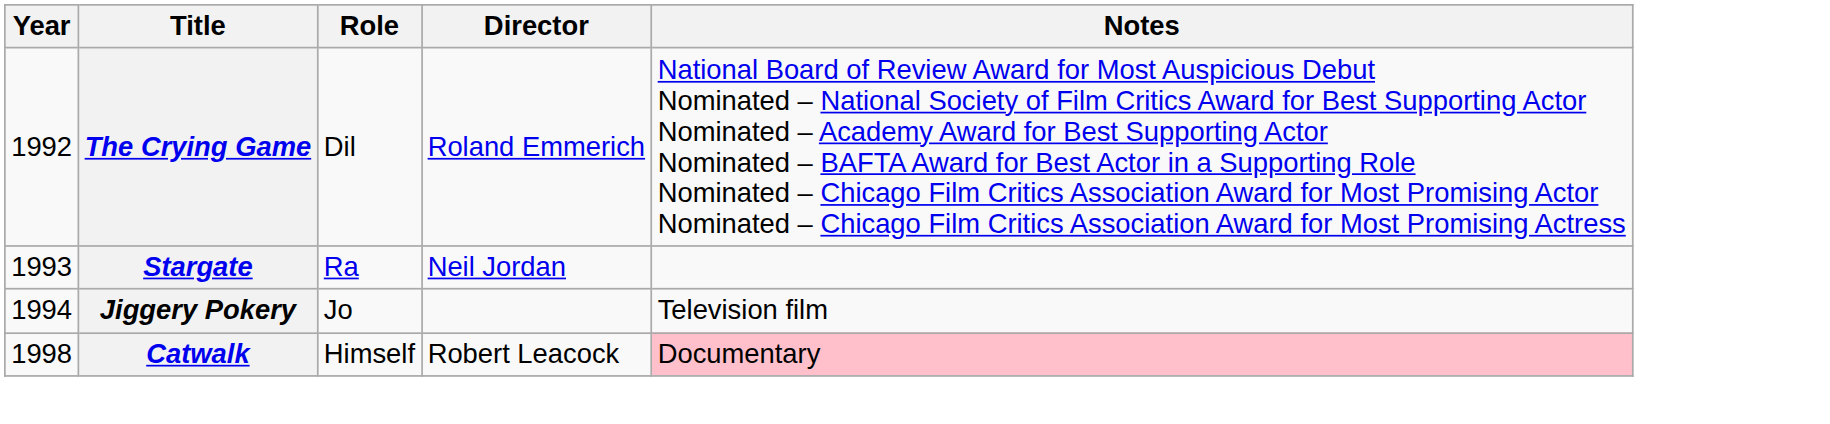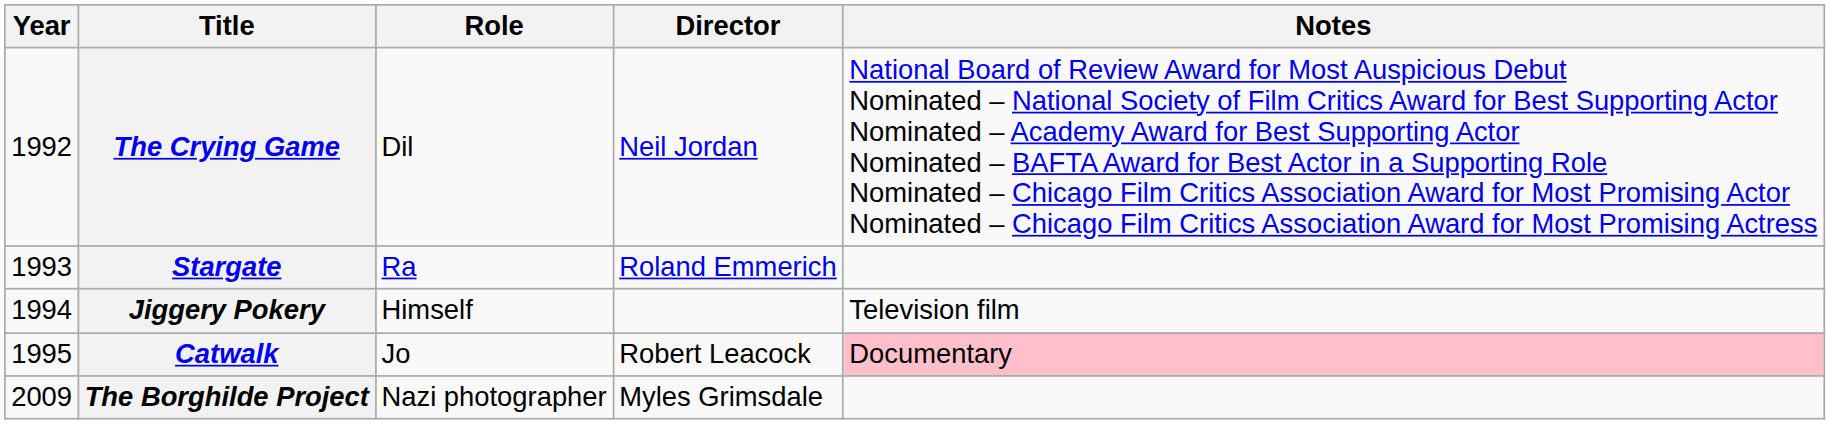(536, 146) Roland Emmerich -> (688, 146) Neil Jordan
(497, 266) Neil Jordan -> (728, 266) Roland Emmerich
(338, 310) Jo -> (427, 310) Himself
(42, 353) 1998 -> (42, 353) 1995
(369, 353) Himself -> (396, 353) Jo
+ row: (227, 397)
